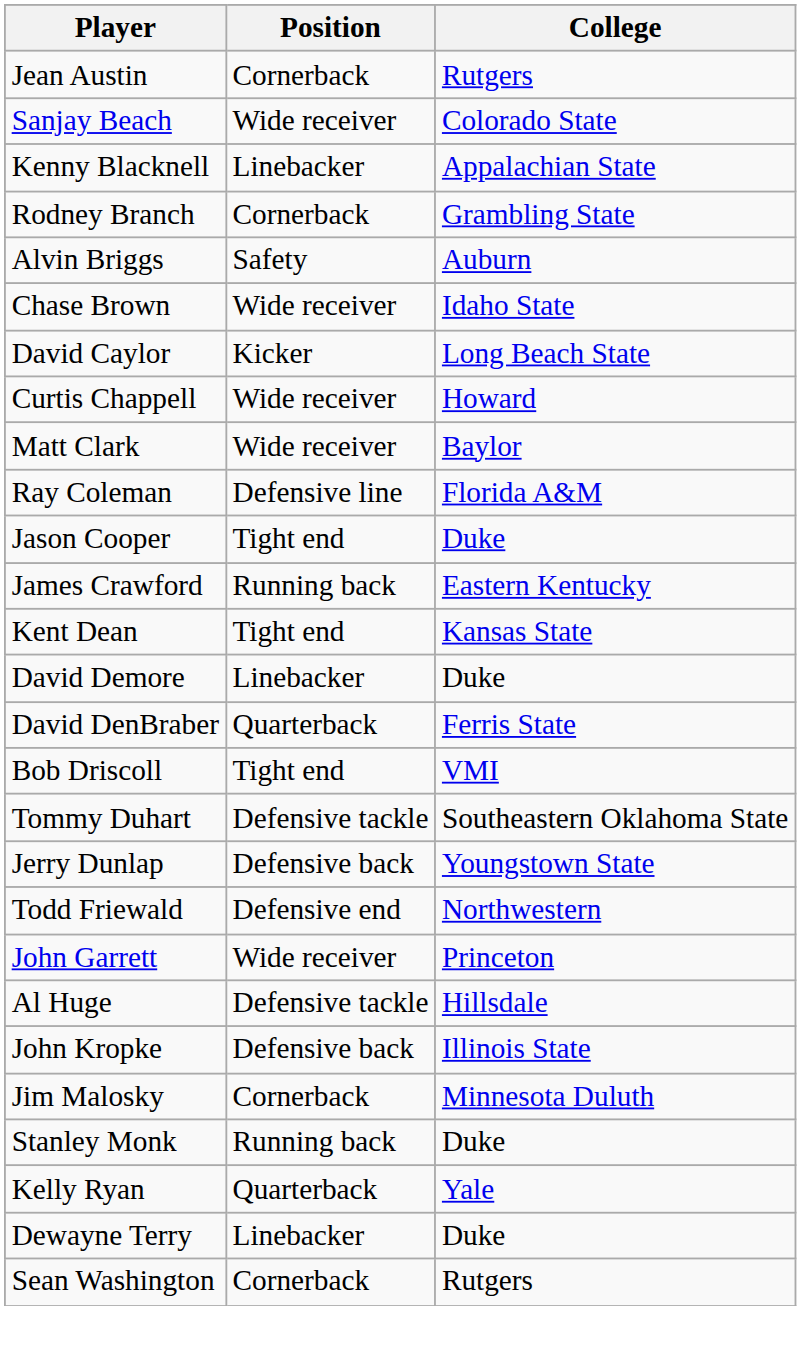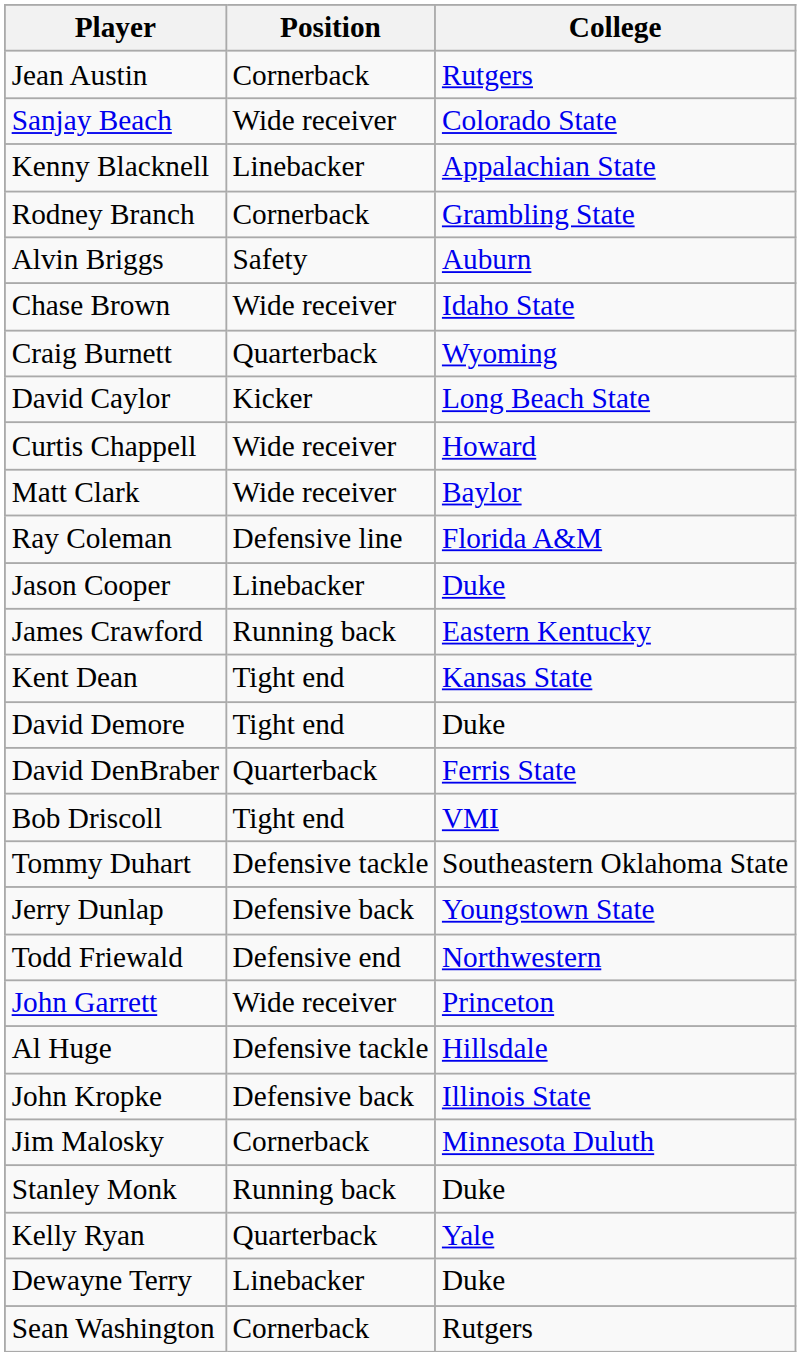+ row: (92, 352)
(288, 538) Tight end -> (298, 584) Linebacker
(298, 677) Linebacker -> (288, 724) Tight end
